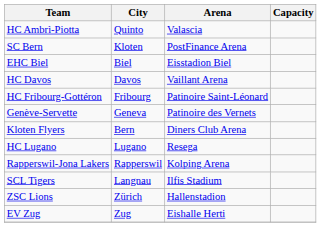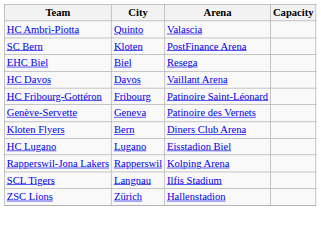(199, 63) Eisstadion Biel -> (182, 63) Resega
(182, 146) Resega -> (199, 146) Eisstadion Biel
- row: (24, 213)
